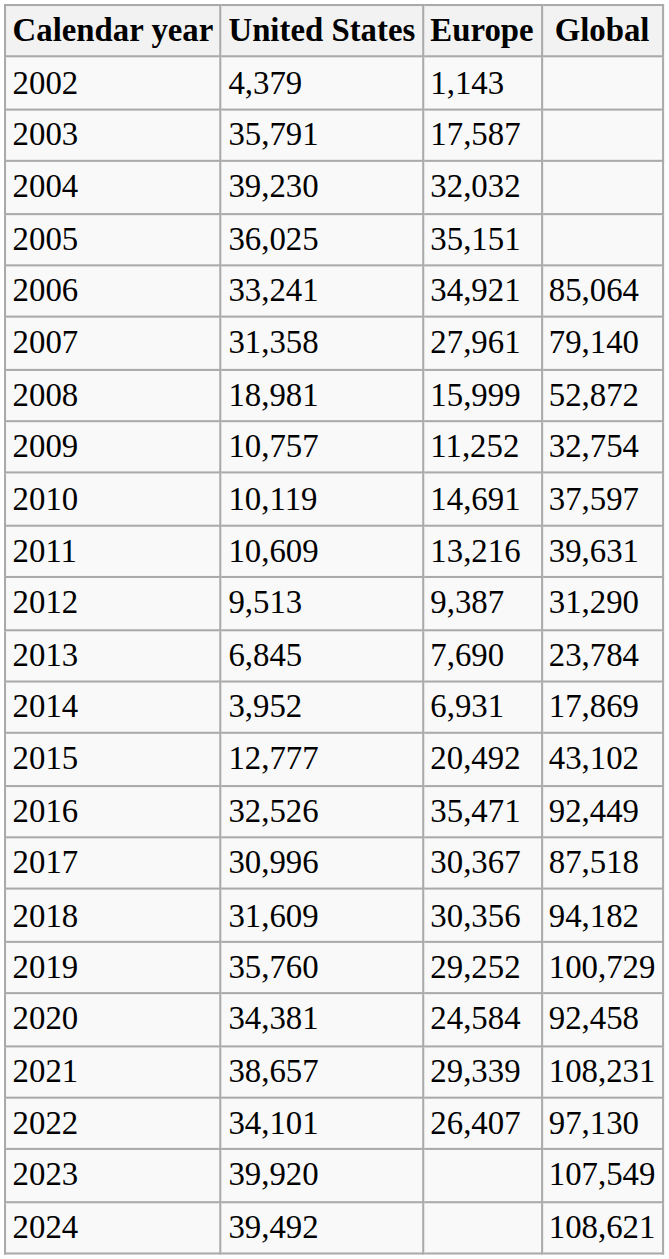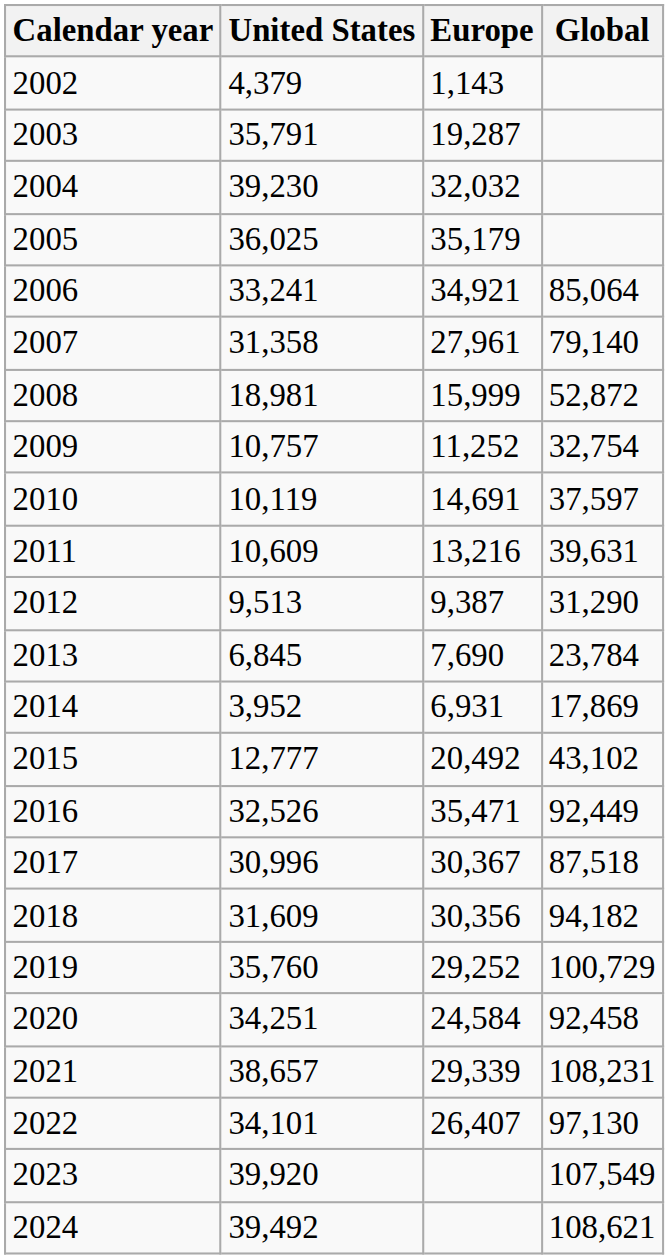(475, 134) 17,587 -> (475, 134) 19,287
(475, 238) 35,151 -> (475, 238) 35,179
(274, 1018) 34,381 -> (274, 1018) 34,251
